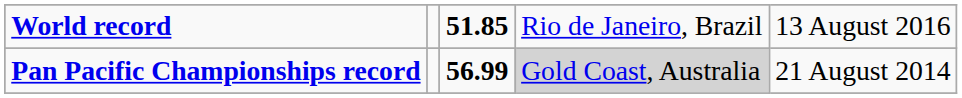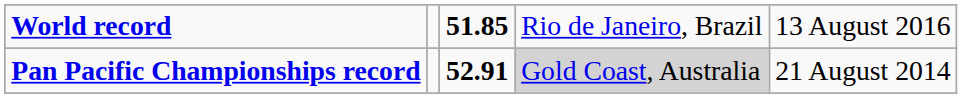(477, 70) 56.99 -> (477, 70) 52.91
